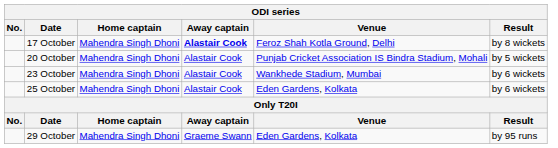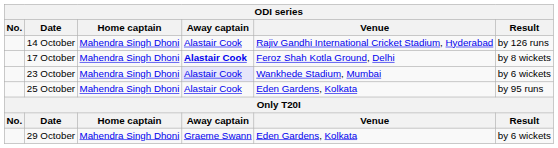+ row: (51, 43)
- row: (51, 58)
(213, 74) no background -> (213, 74) lavender background
(518, 89) by 6 wickets -> (521, 89) by 95 runs
(515, 136) by 95 runs -> (524, 136) by 6 wickets
